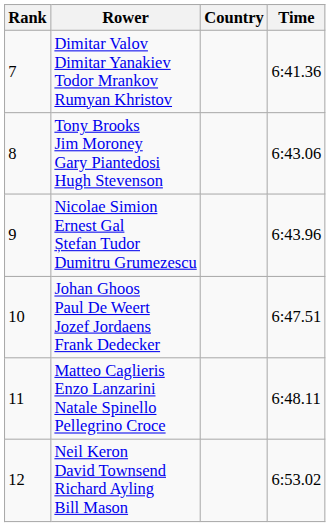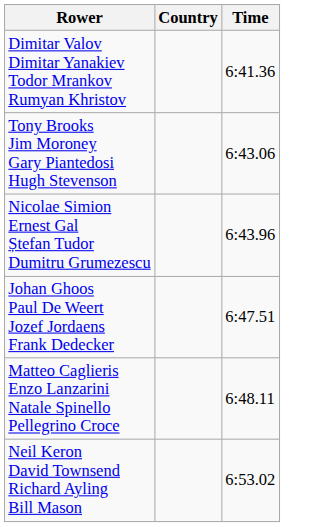- column: (28, 17)
